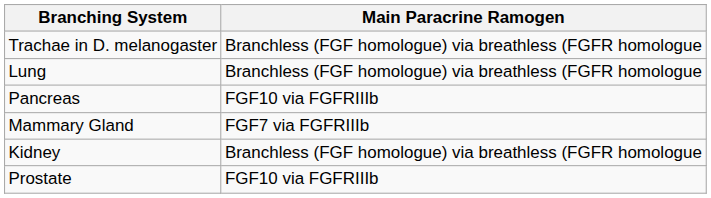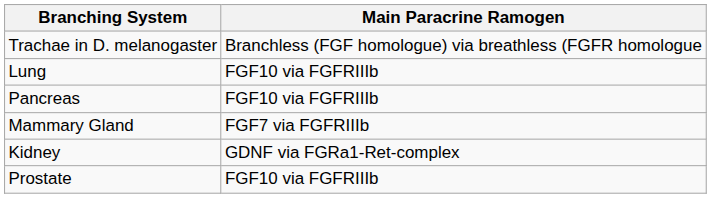(463, 71) Branchless (FGF homologue) via breathless (FGFR homologue -> (302, 71) FGF10 via FGFRIIIb
(463, 152) Branchless (FGF homologue) via breathless (FGFR homologue -> (342, 152) GDNF via FGRa1-Ret-complex
